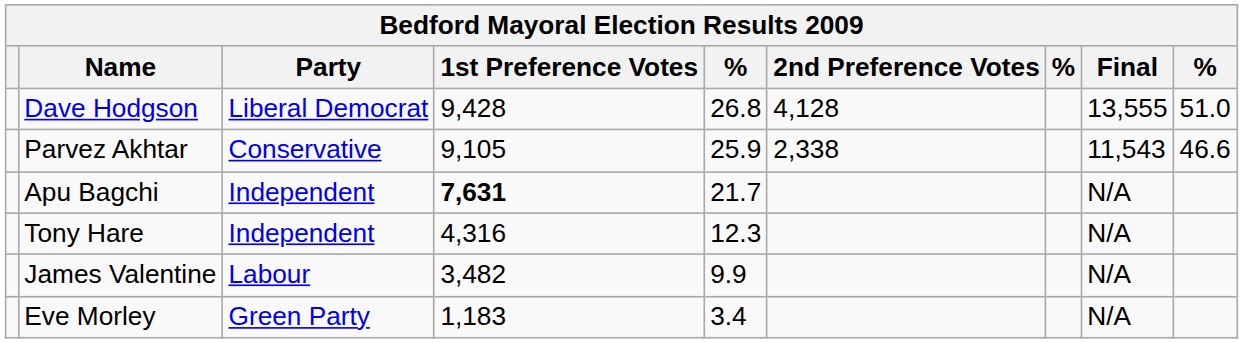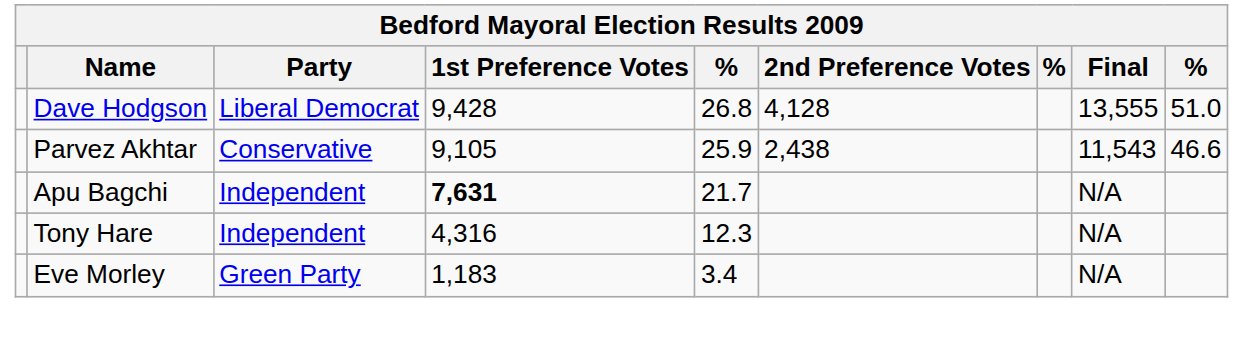(806, 150) 2,338 -> (797, 150) 2,438
- row: (120, 274)
